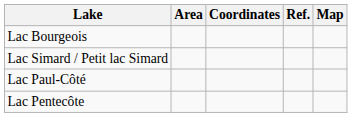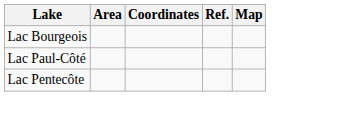- row: (88, 58)
